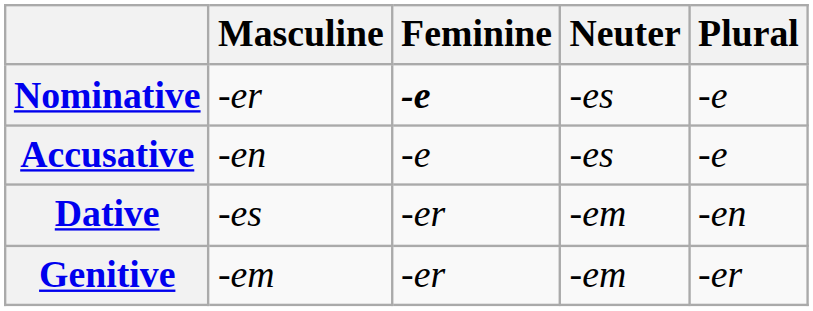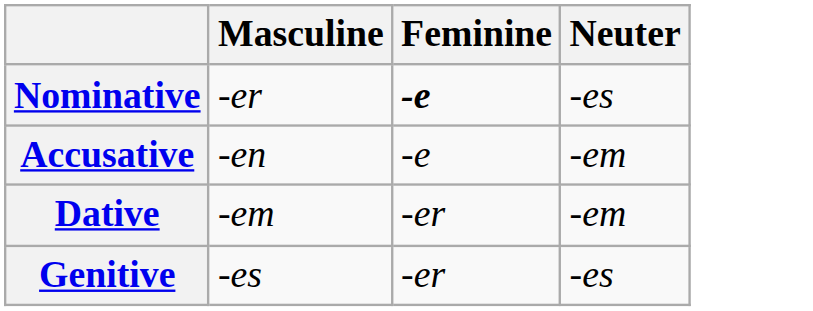- column: (748, 34)
(592, 154) -es -> (598, 154) -em
(240, 214) -es -> (246, 214) -em
(246, 273) -em -> (240, 273) -es
(598, 273) -em -> (592, 273) -es
